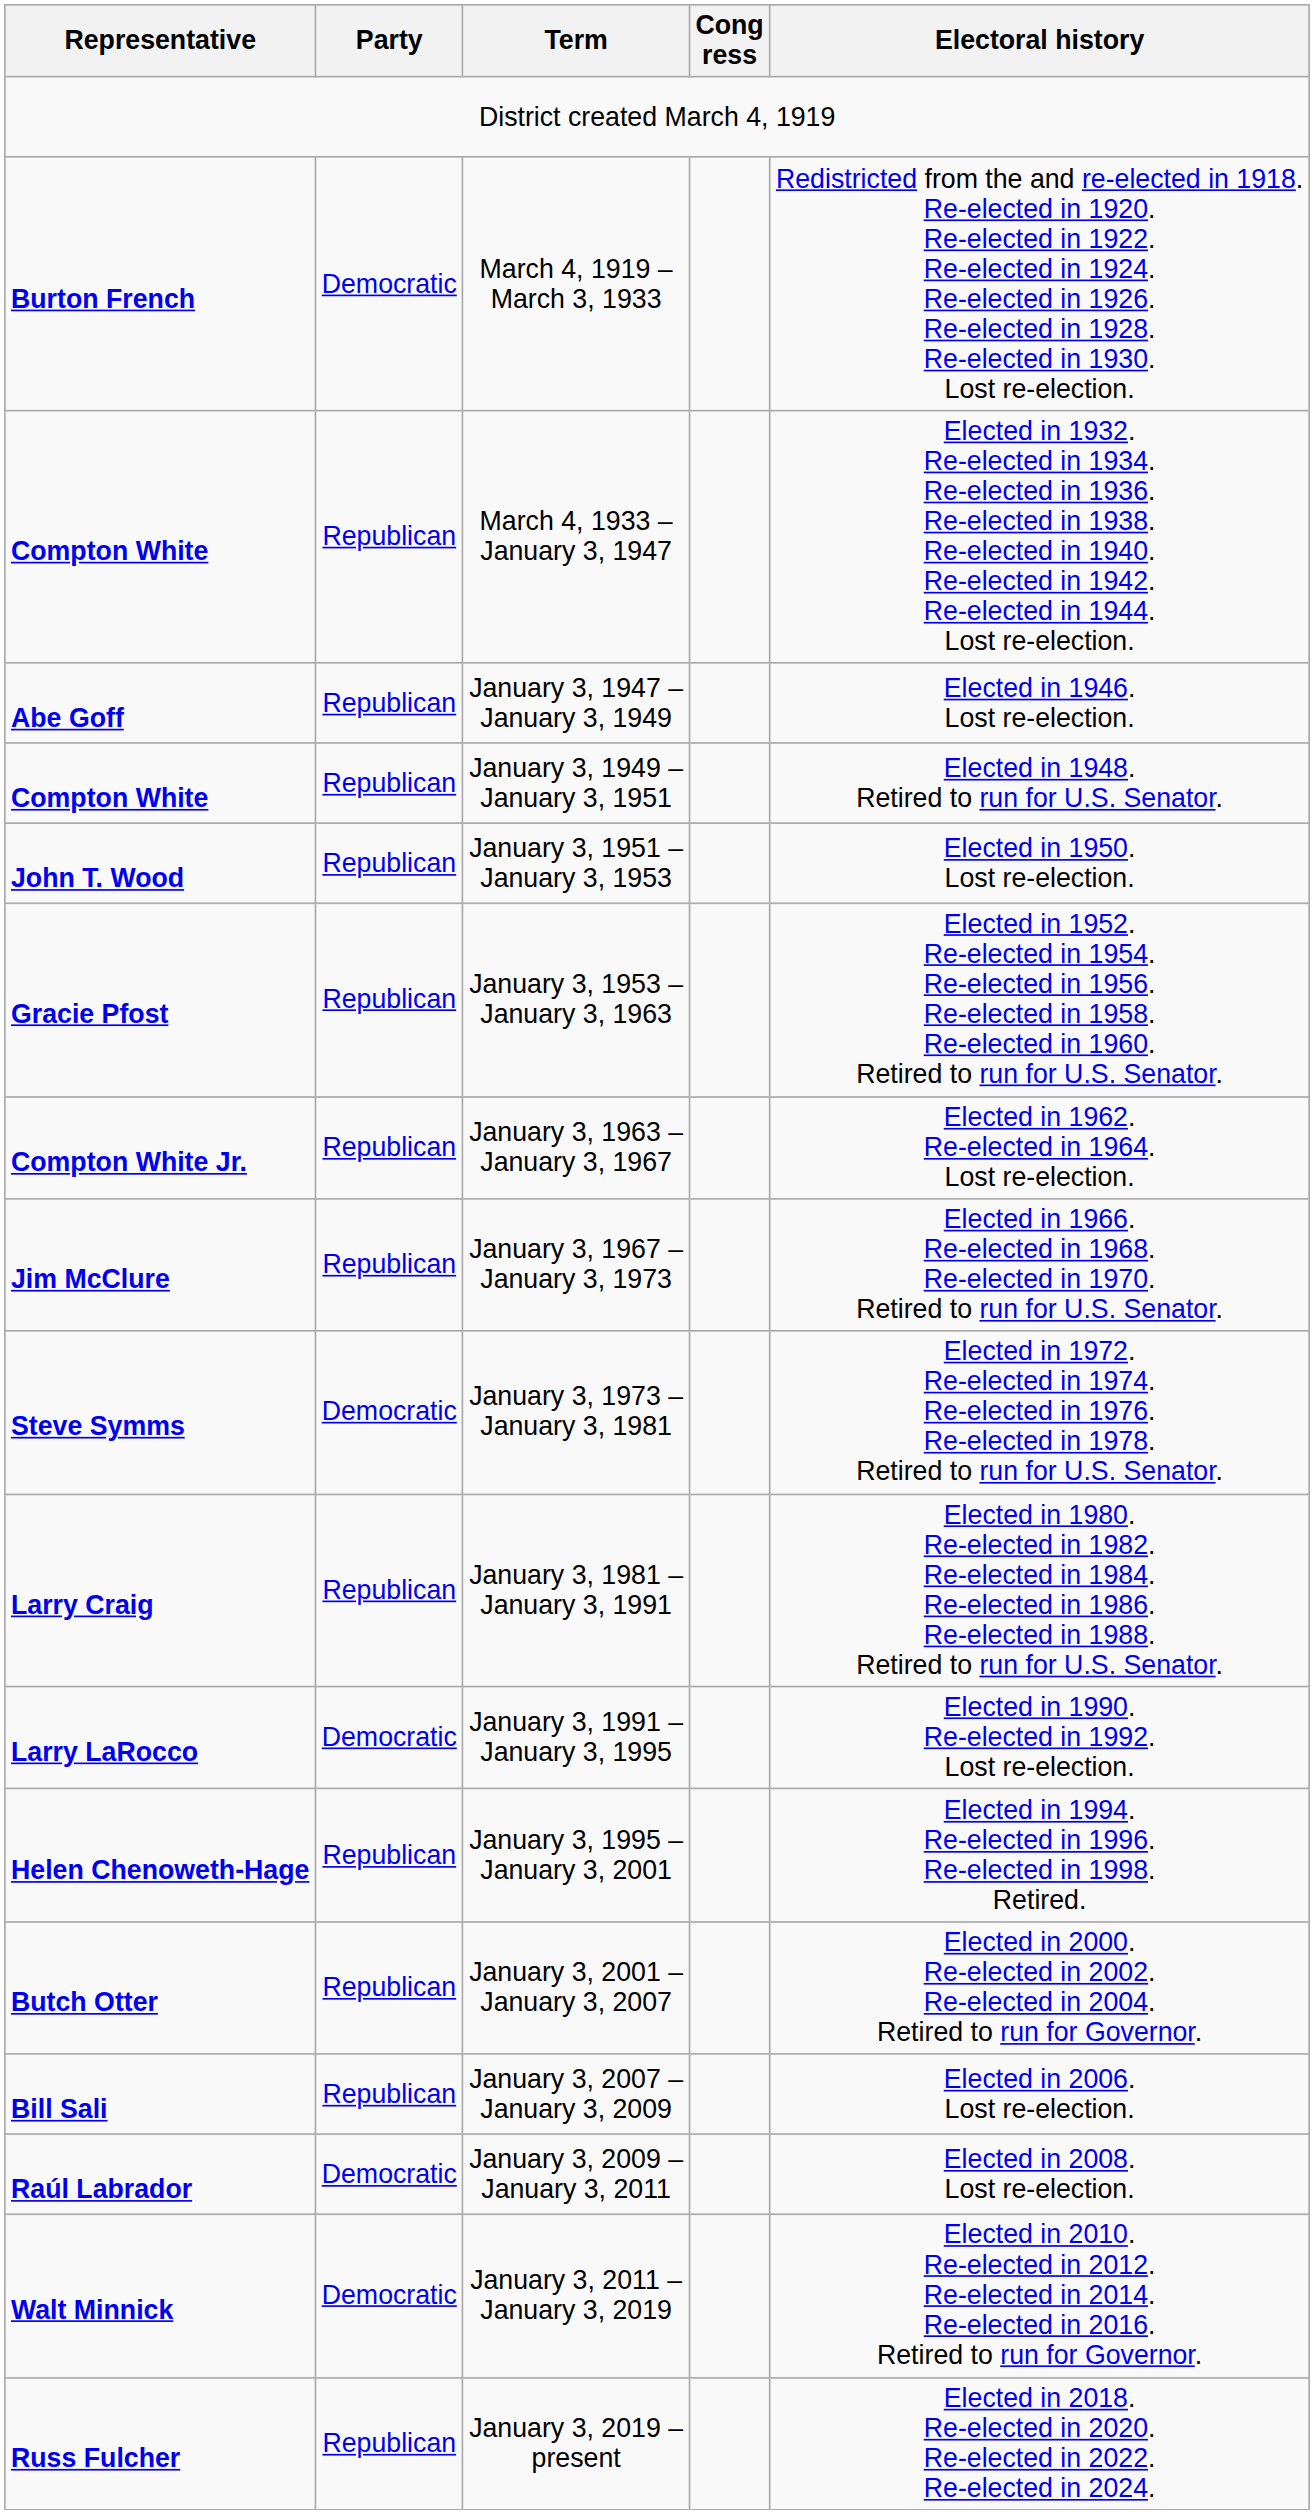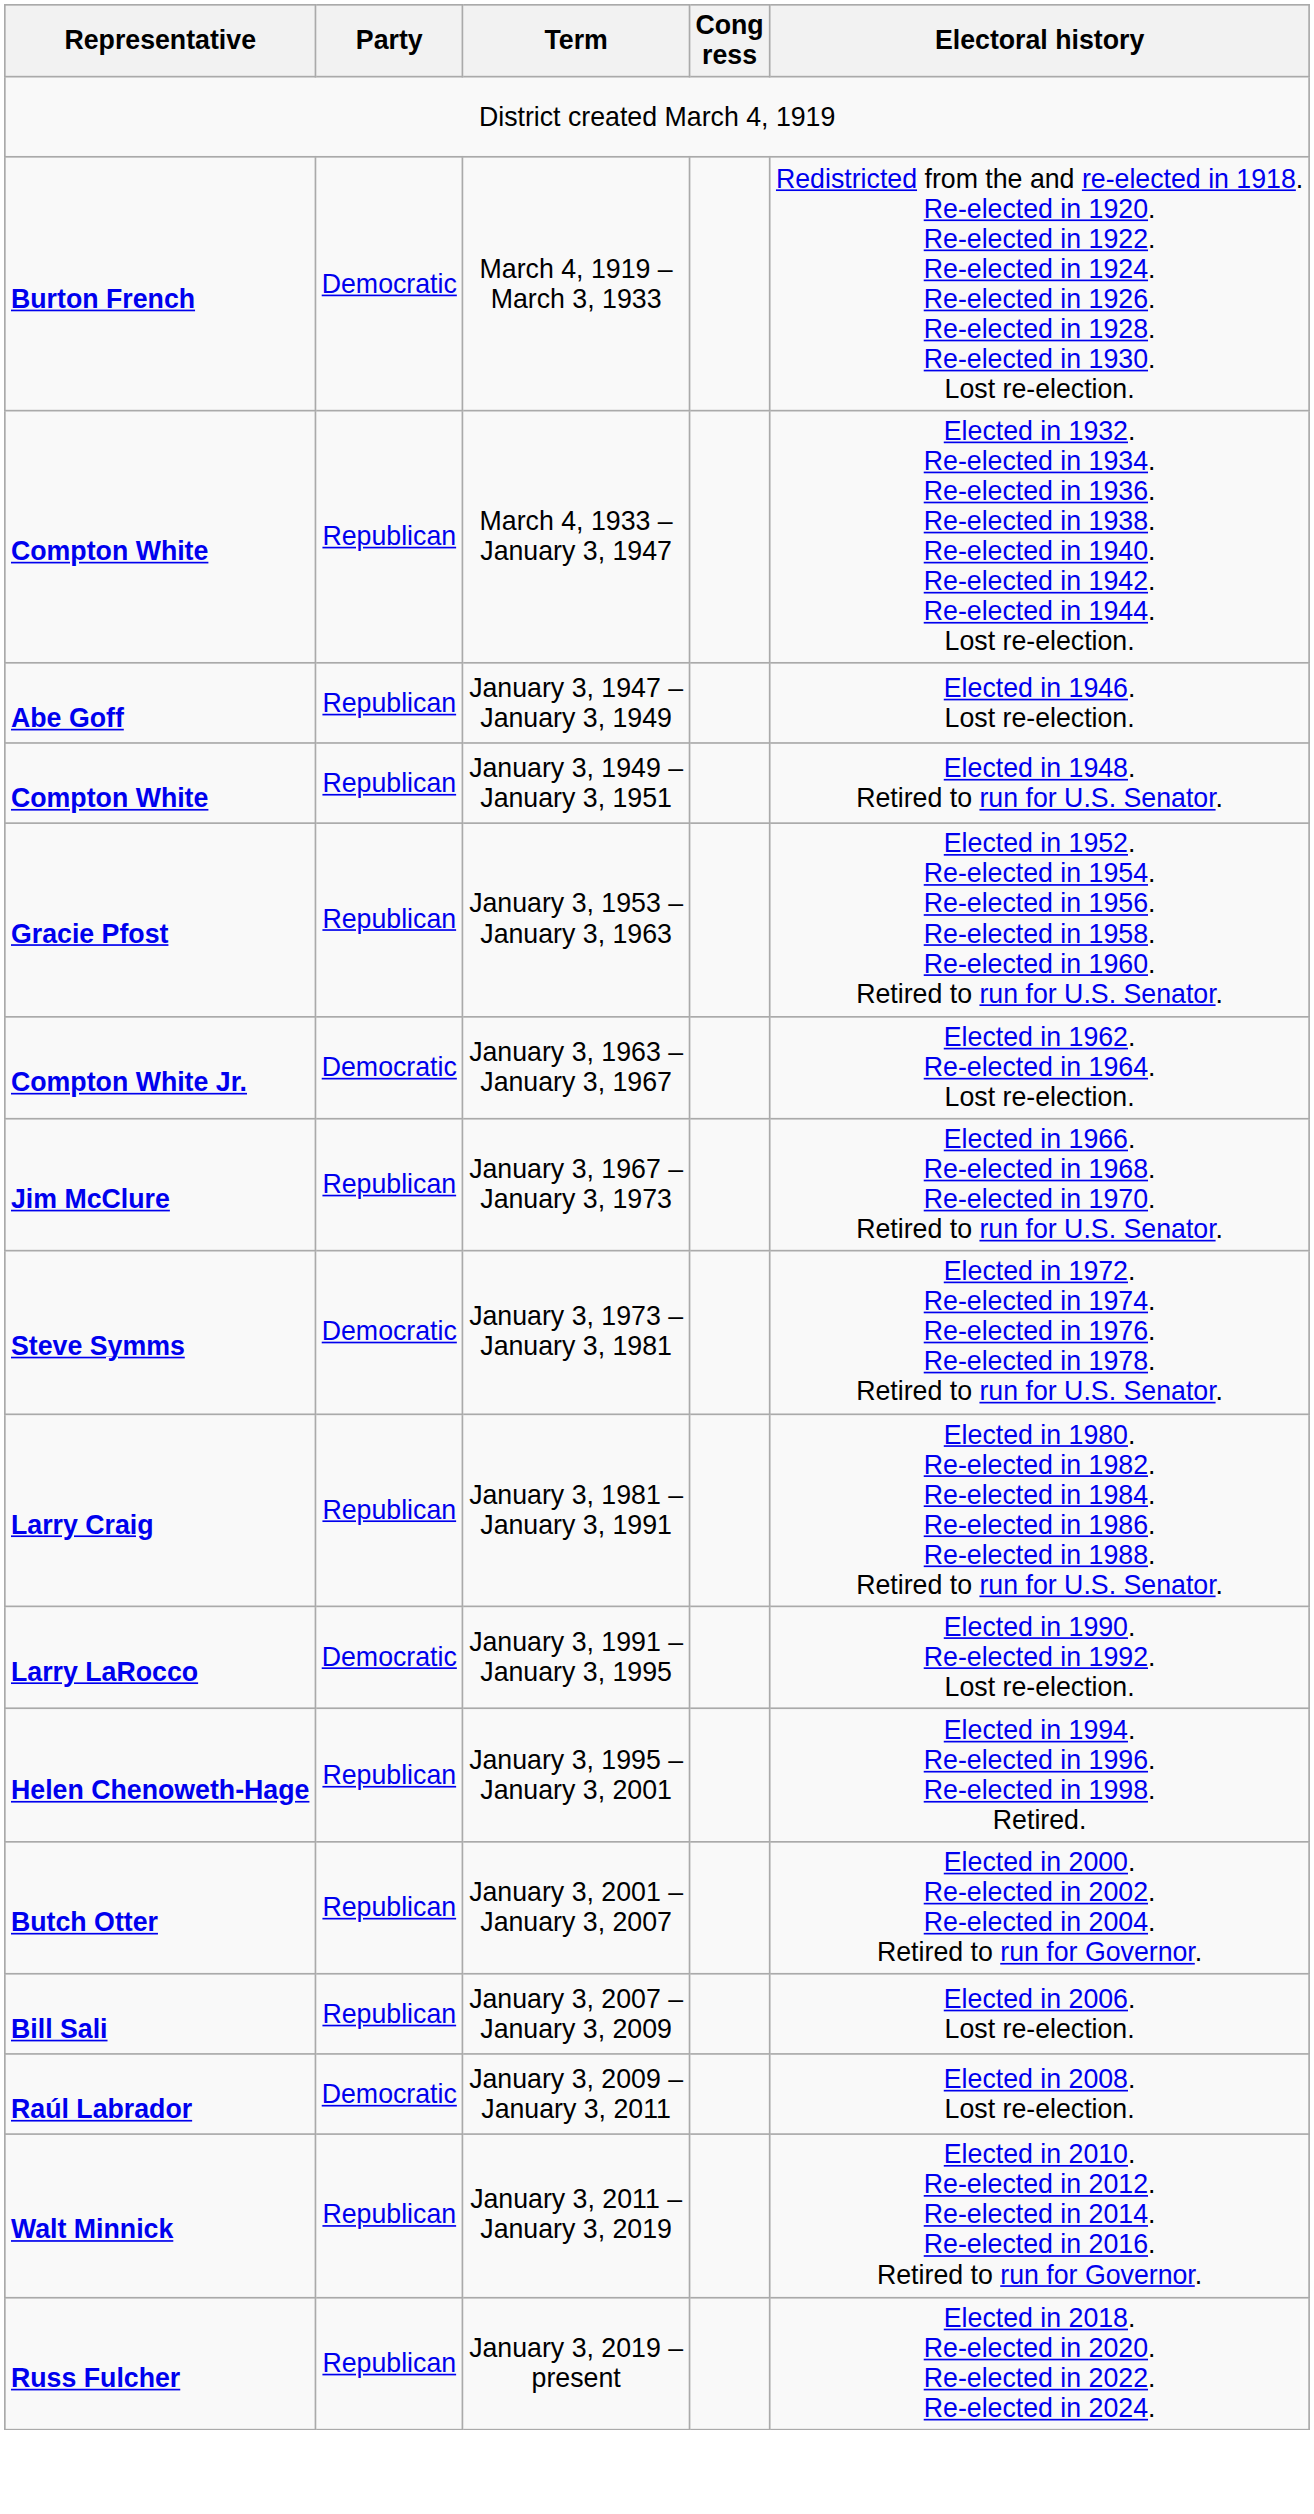- row: (576, 863)
(389, 1147) Republican -> (389, 1066) Democratic
(389, 2295) Democratic -> (389, 2215) Republican
